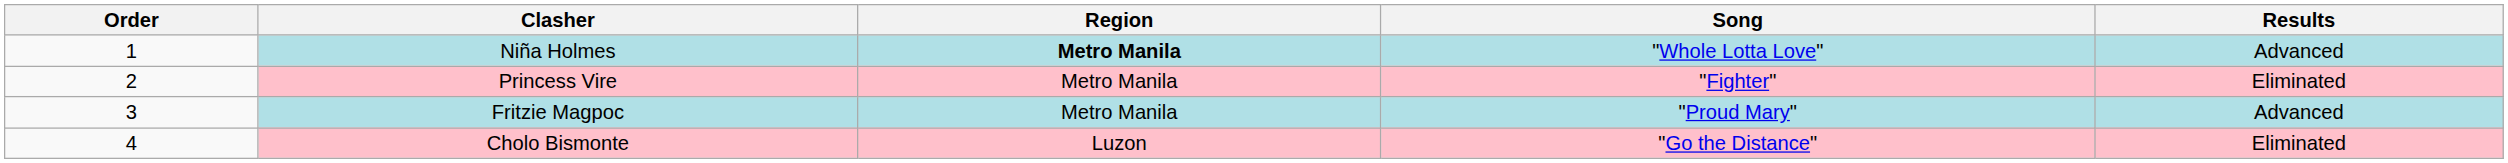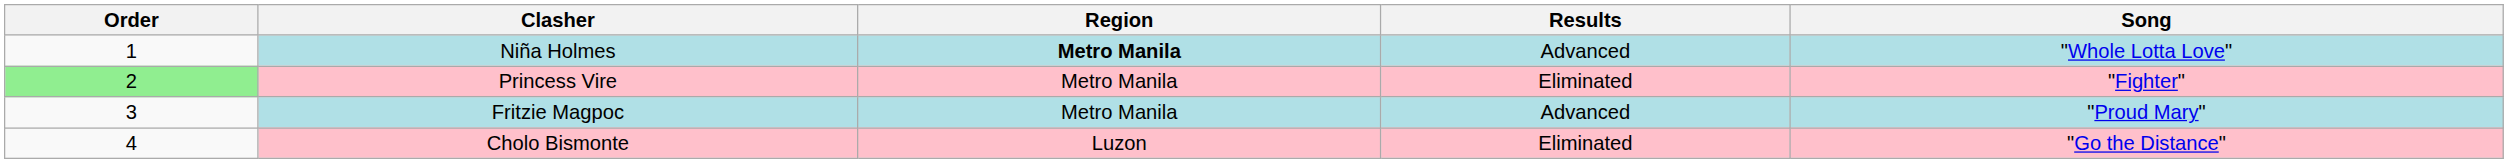columns swapped: (1738, 20) <-> (2299, 20)
(131, 81) no background -> (131, 81) lightgreen background
